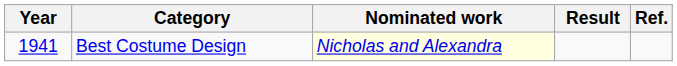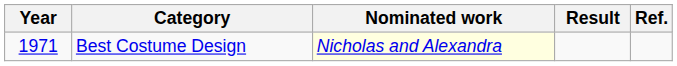(38, 46) 1941 -> (38, 46) 1971
